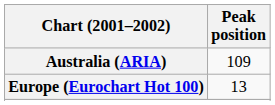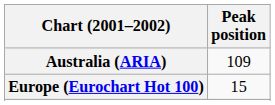(239, 86) 13 -> (239, 86) 15
